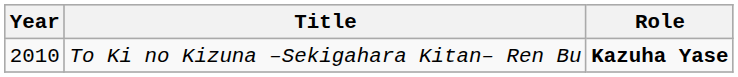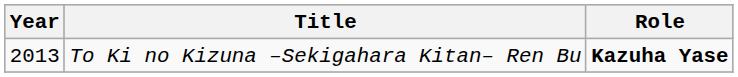(35, 56) 2010 -> (35, 56) 2013
